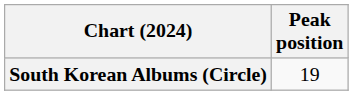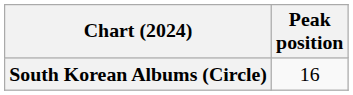(310, 74) 19 -> (310, 74) 16
